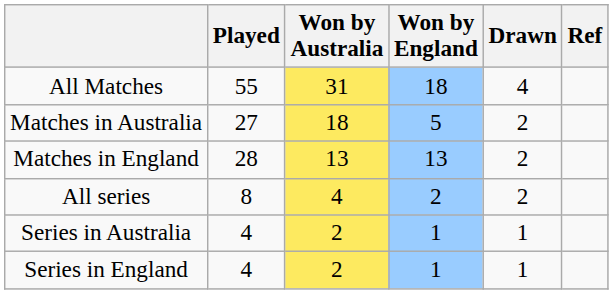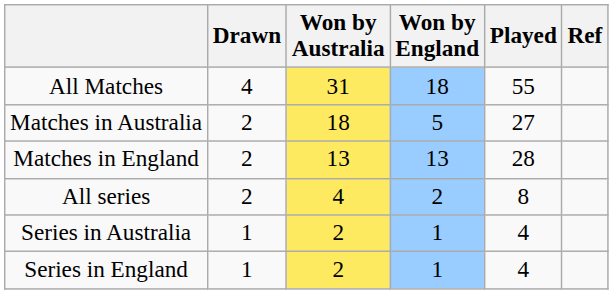columns swapped: (246, 35) <-> (523, 35)
